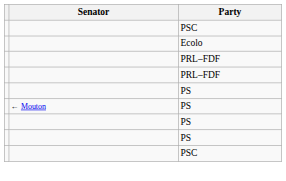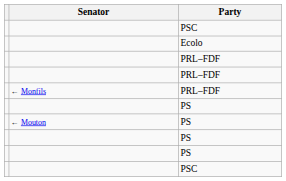+ row: (29, 91)
